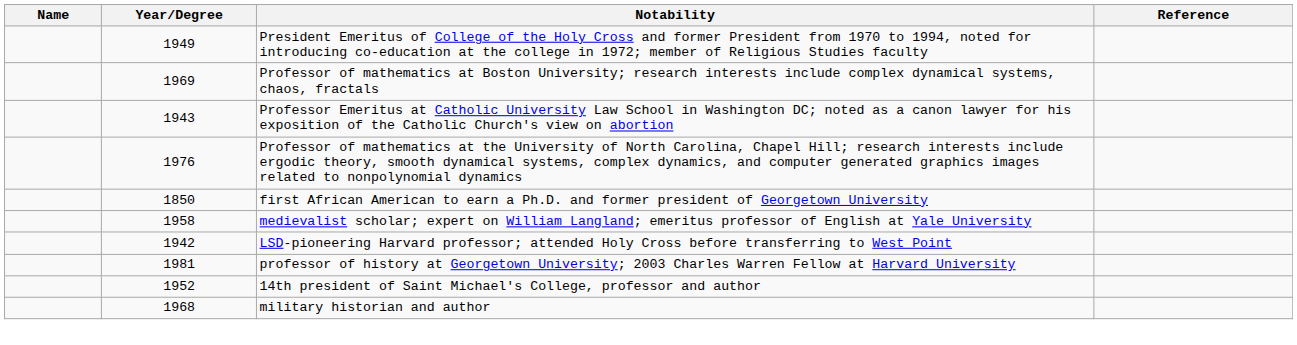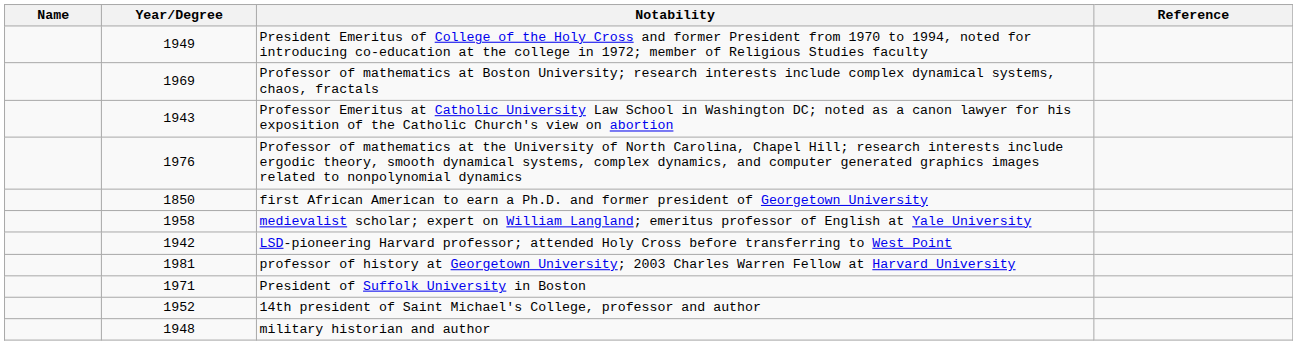+ row: (423, 286)
(179, 308) 1968 -> (179, 330) 1948
